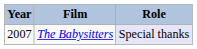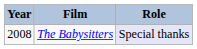(19, 34) 2007 -> (19, 34) 2008
